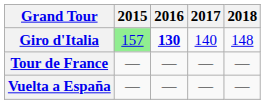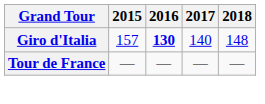(132, 39) lightgreen background -> (127, 39) no background
- row: (59, 87)
